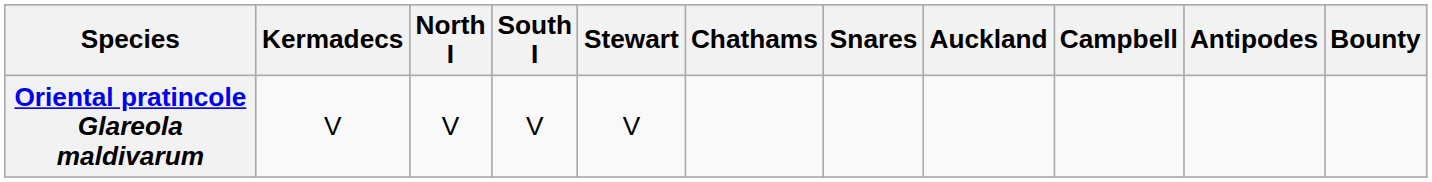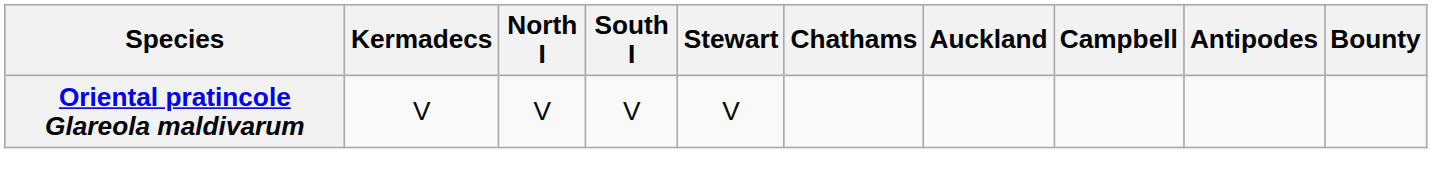- column: (874, 40)
